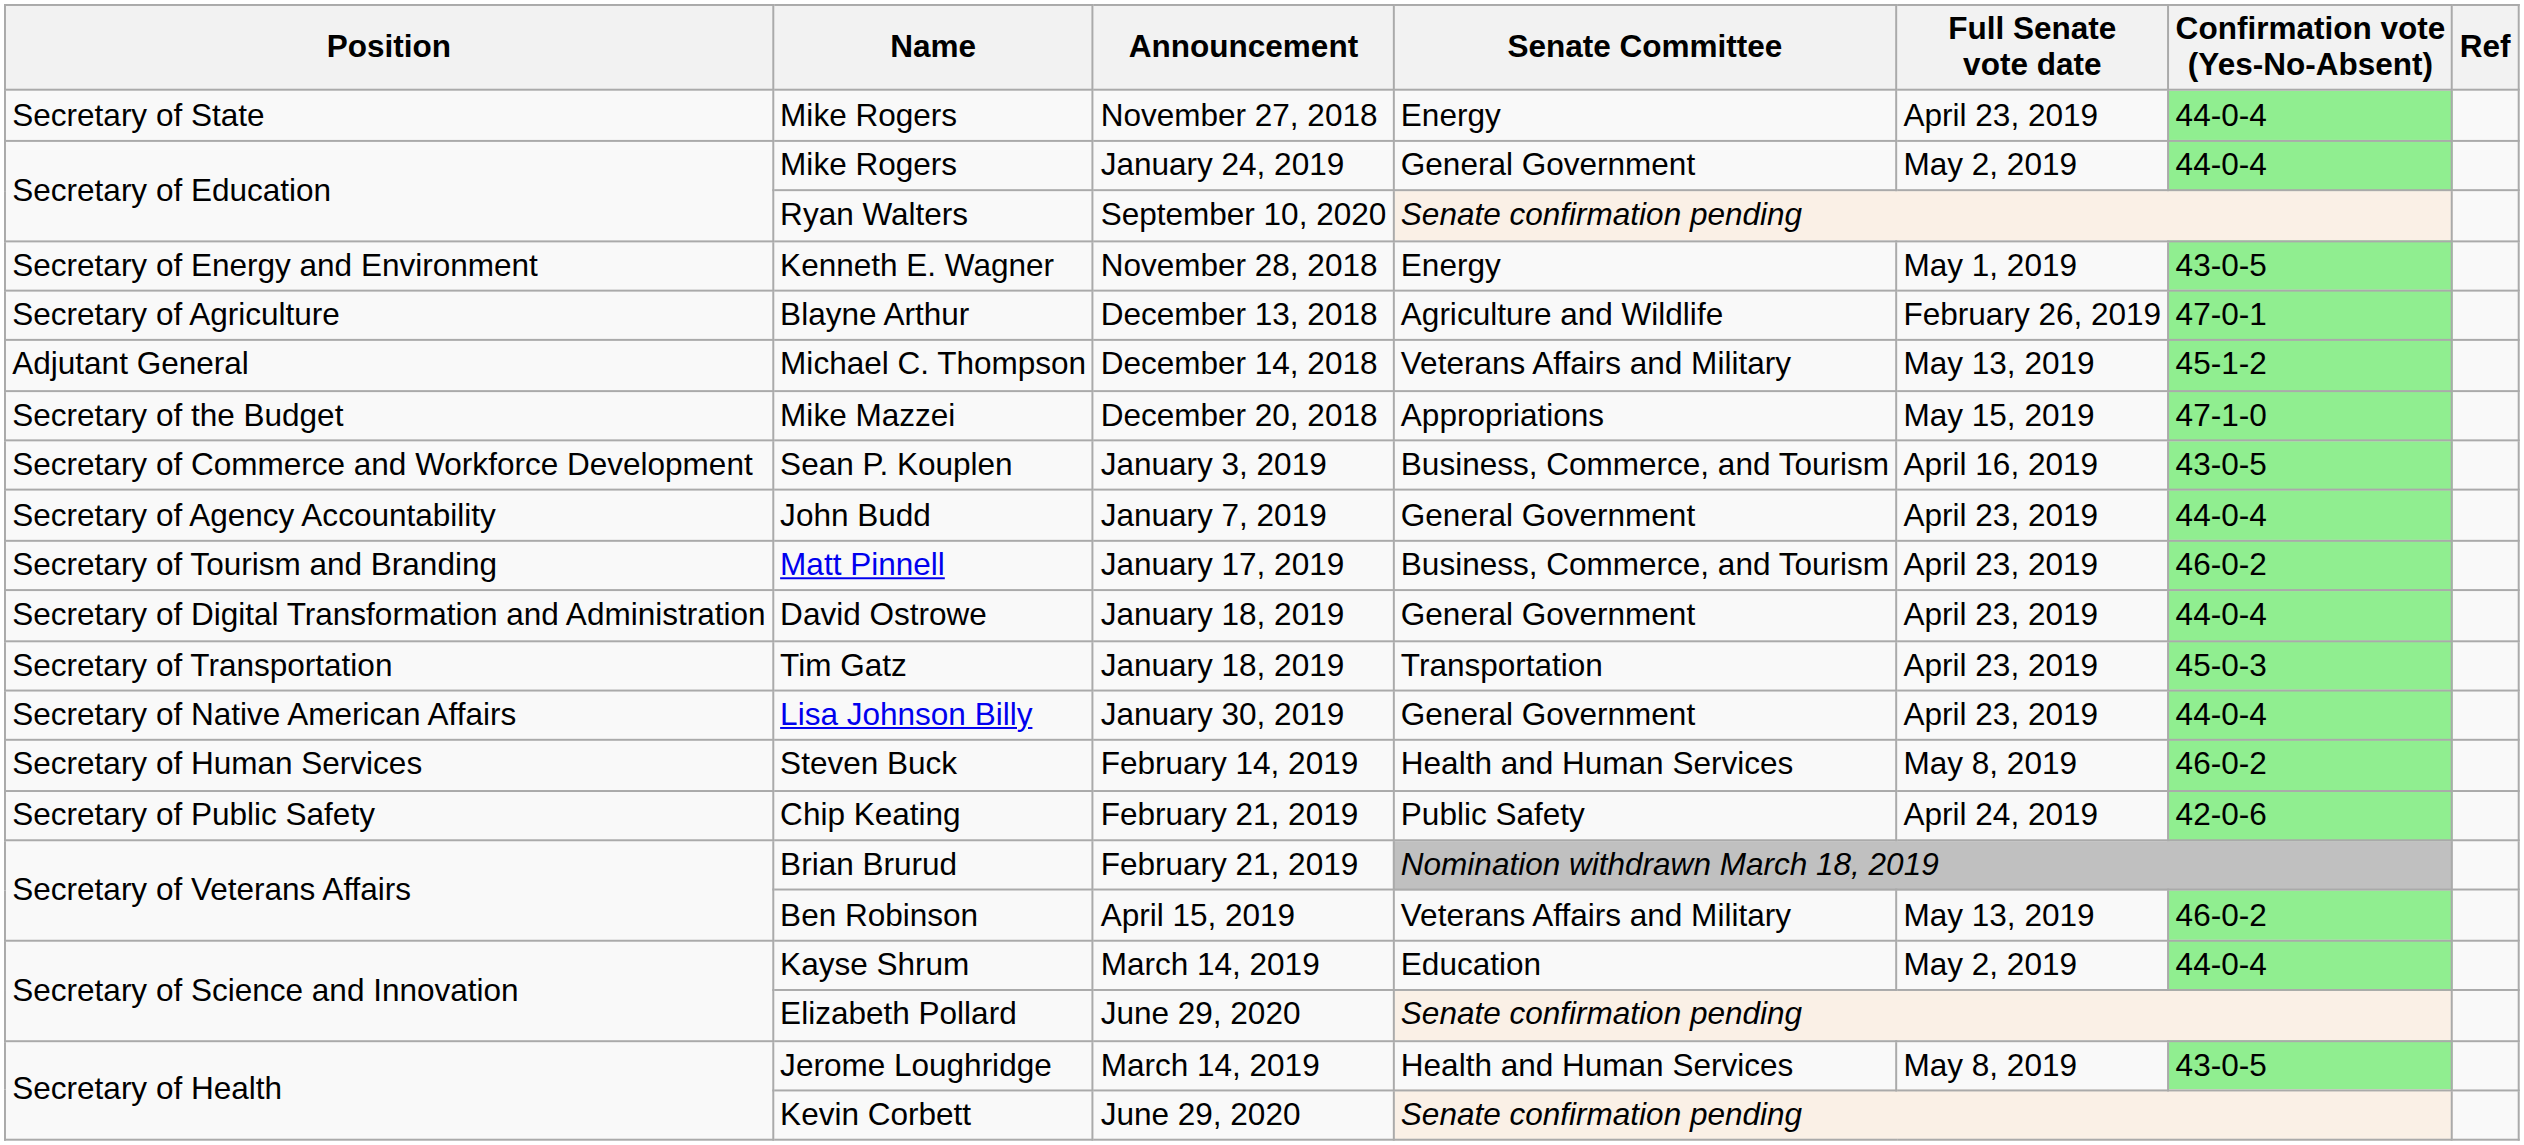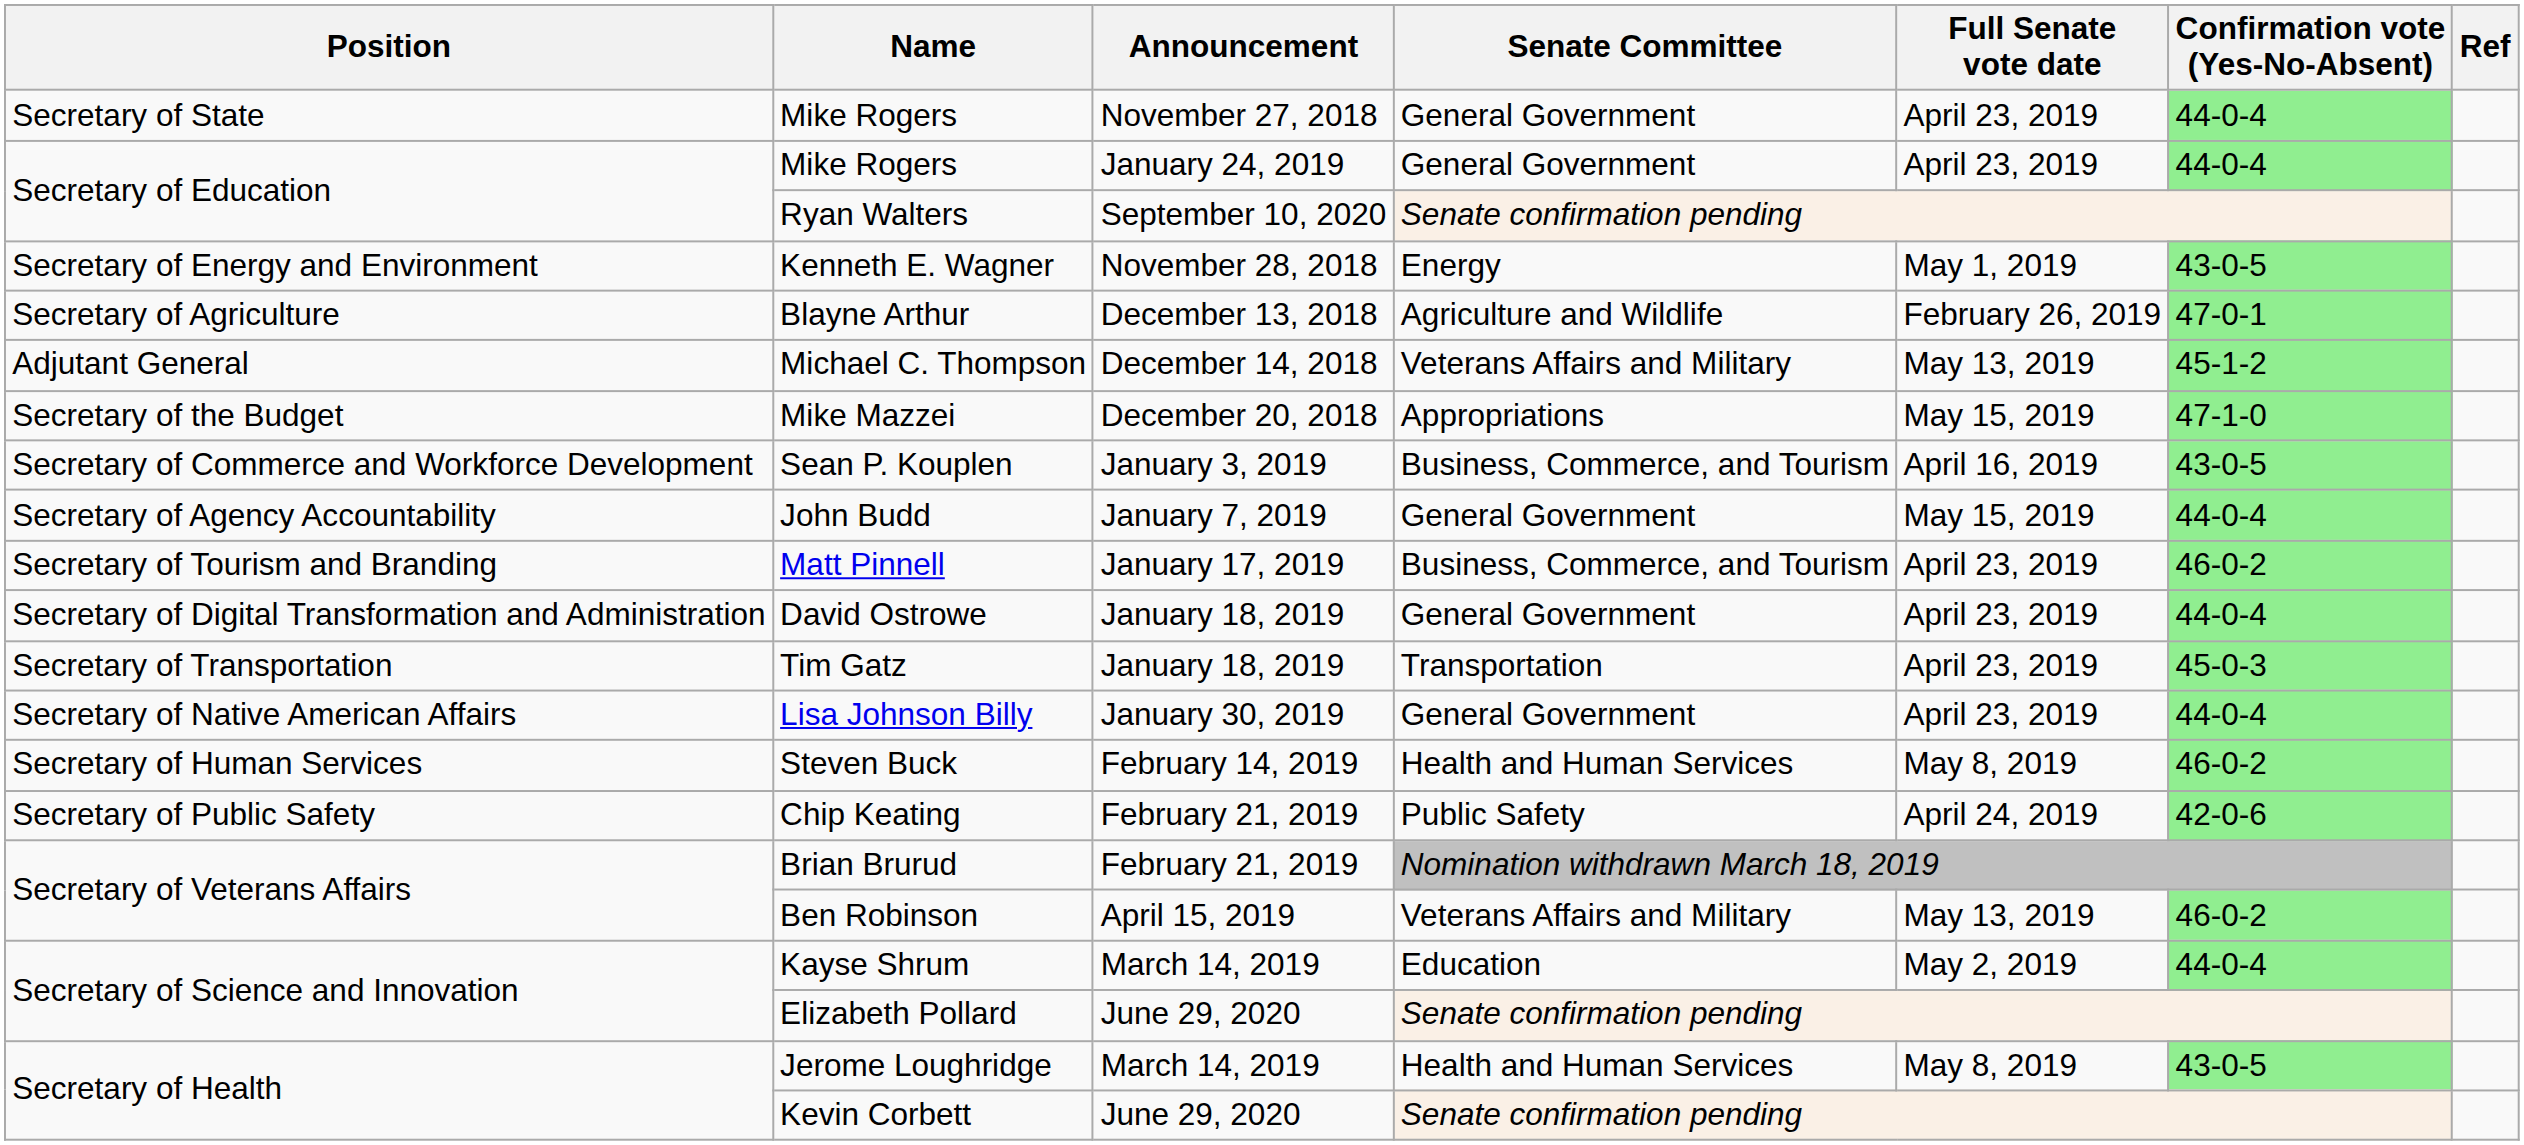(1451, 114) Energy -> (1548, 114) General Government
(1990, 164) May 2, 2019 -> (2001, 164) April 23, 2019
(2001, 514) April 23, 2019 -> (1999, 514) May 15, 2019
